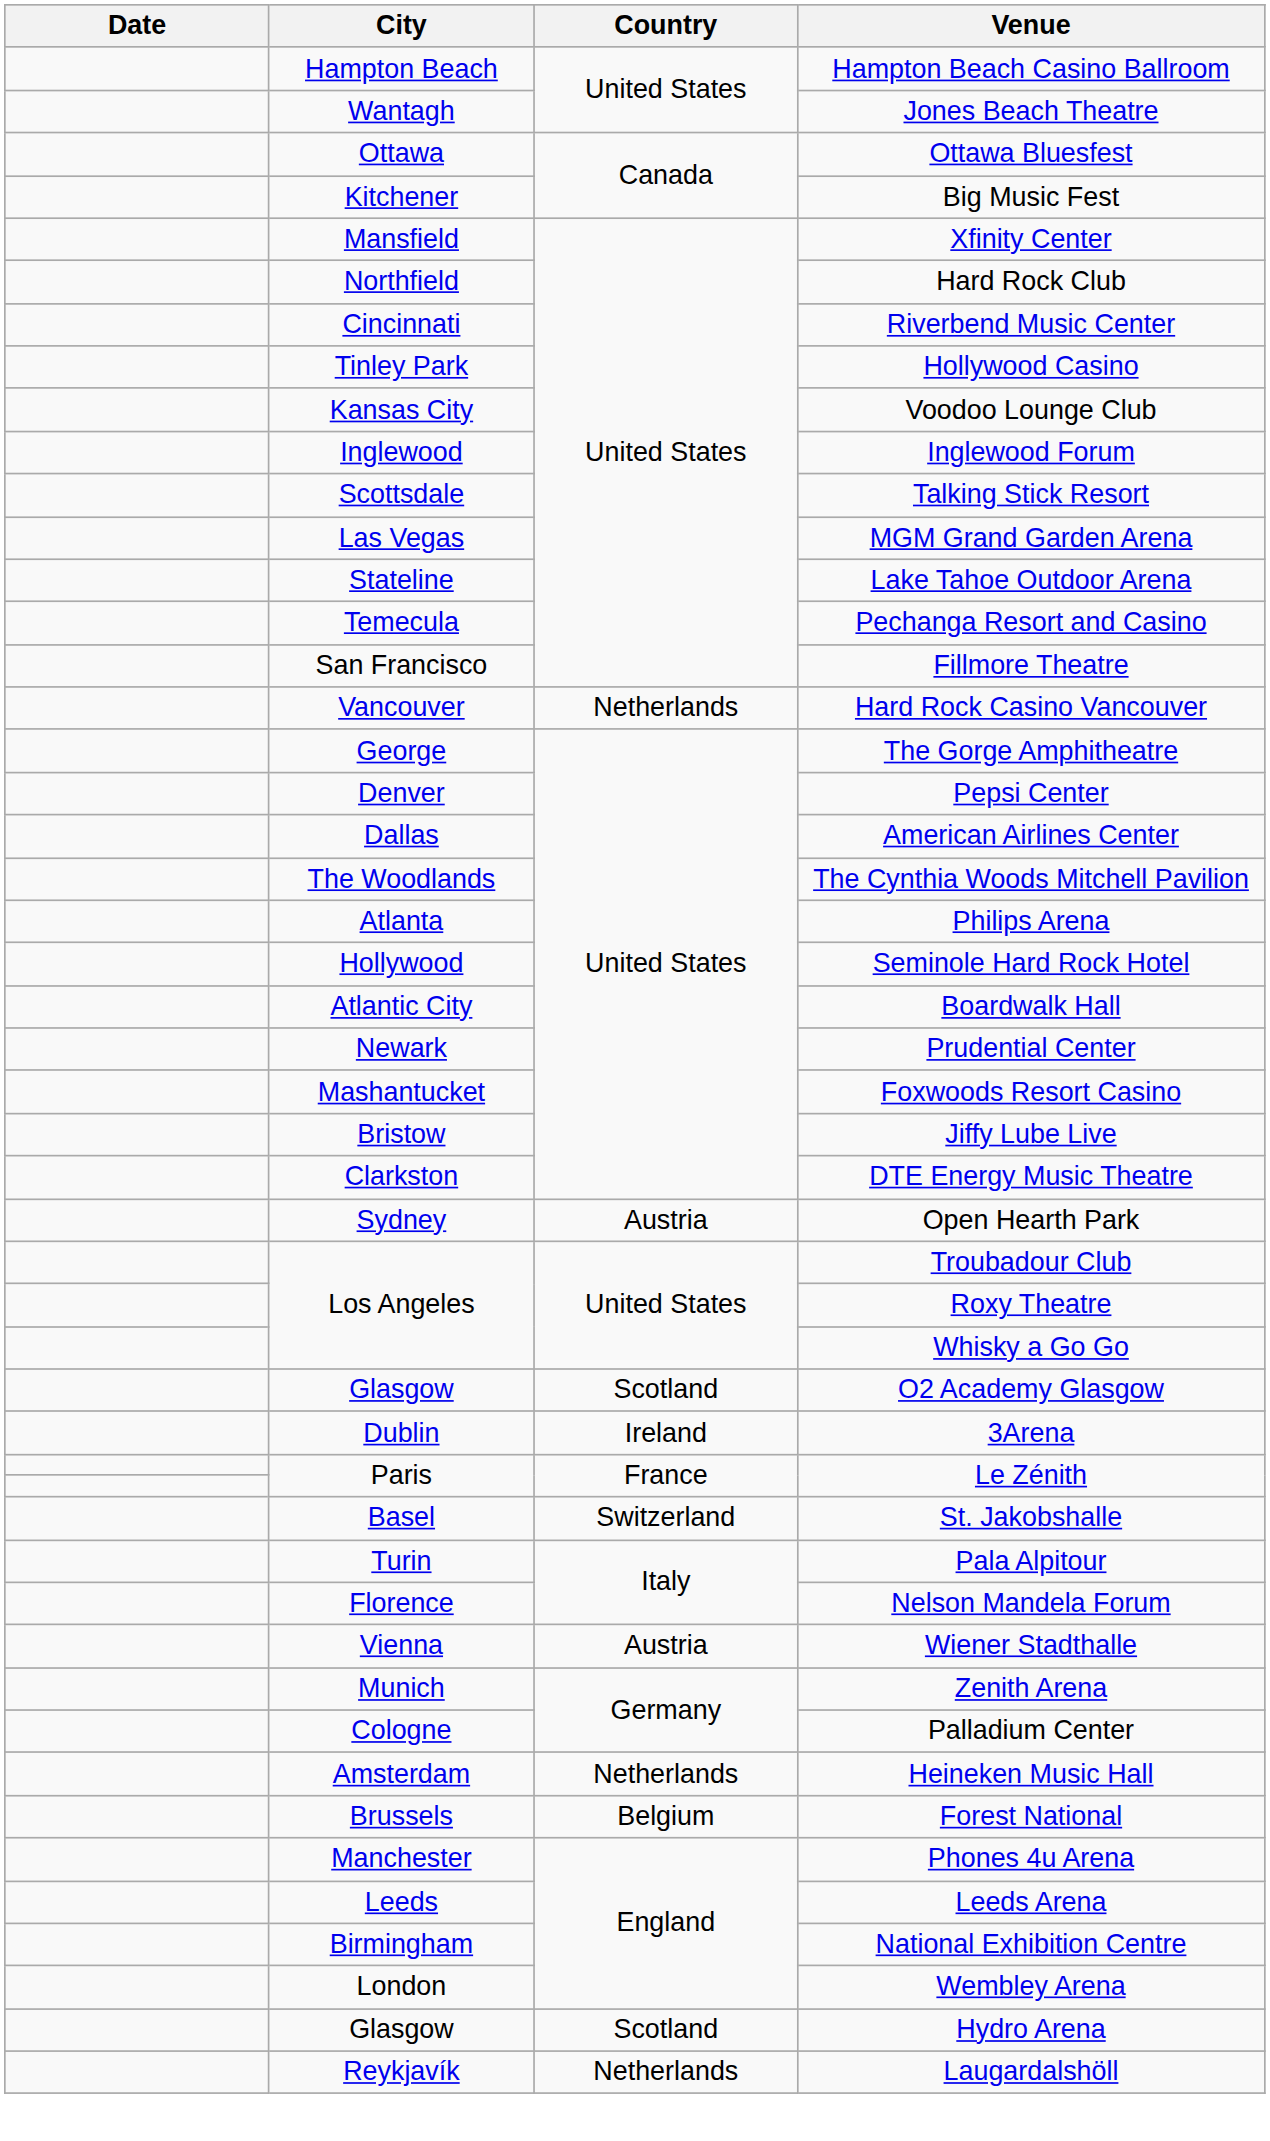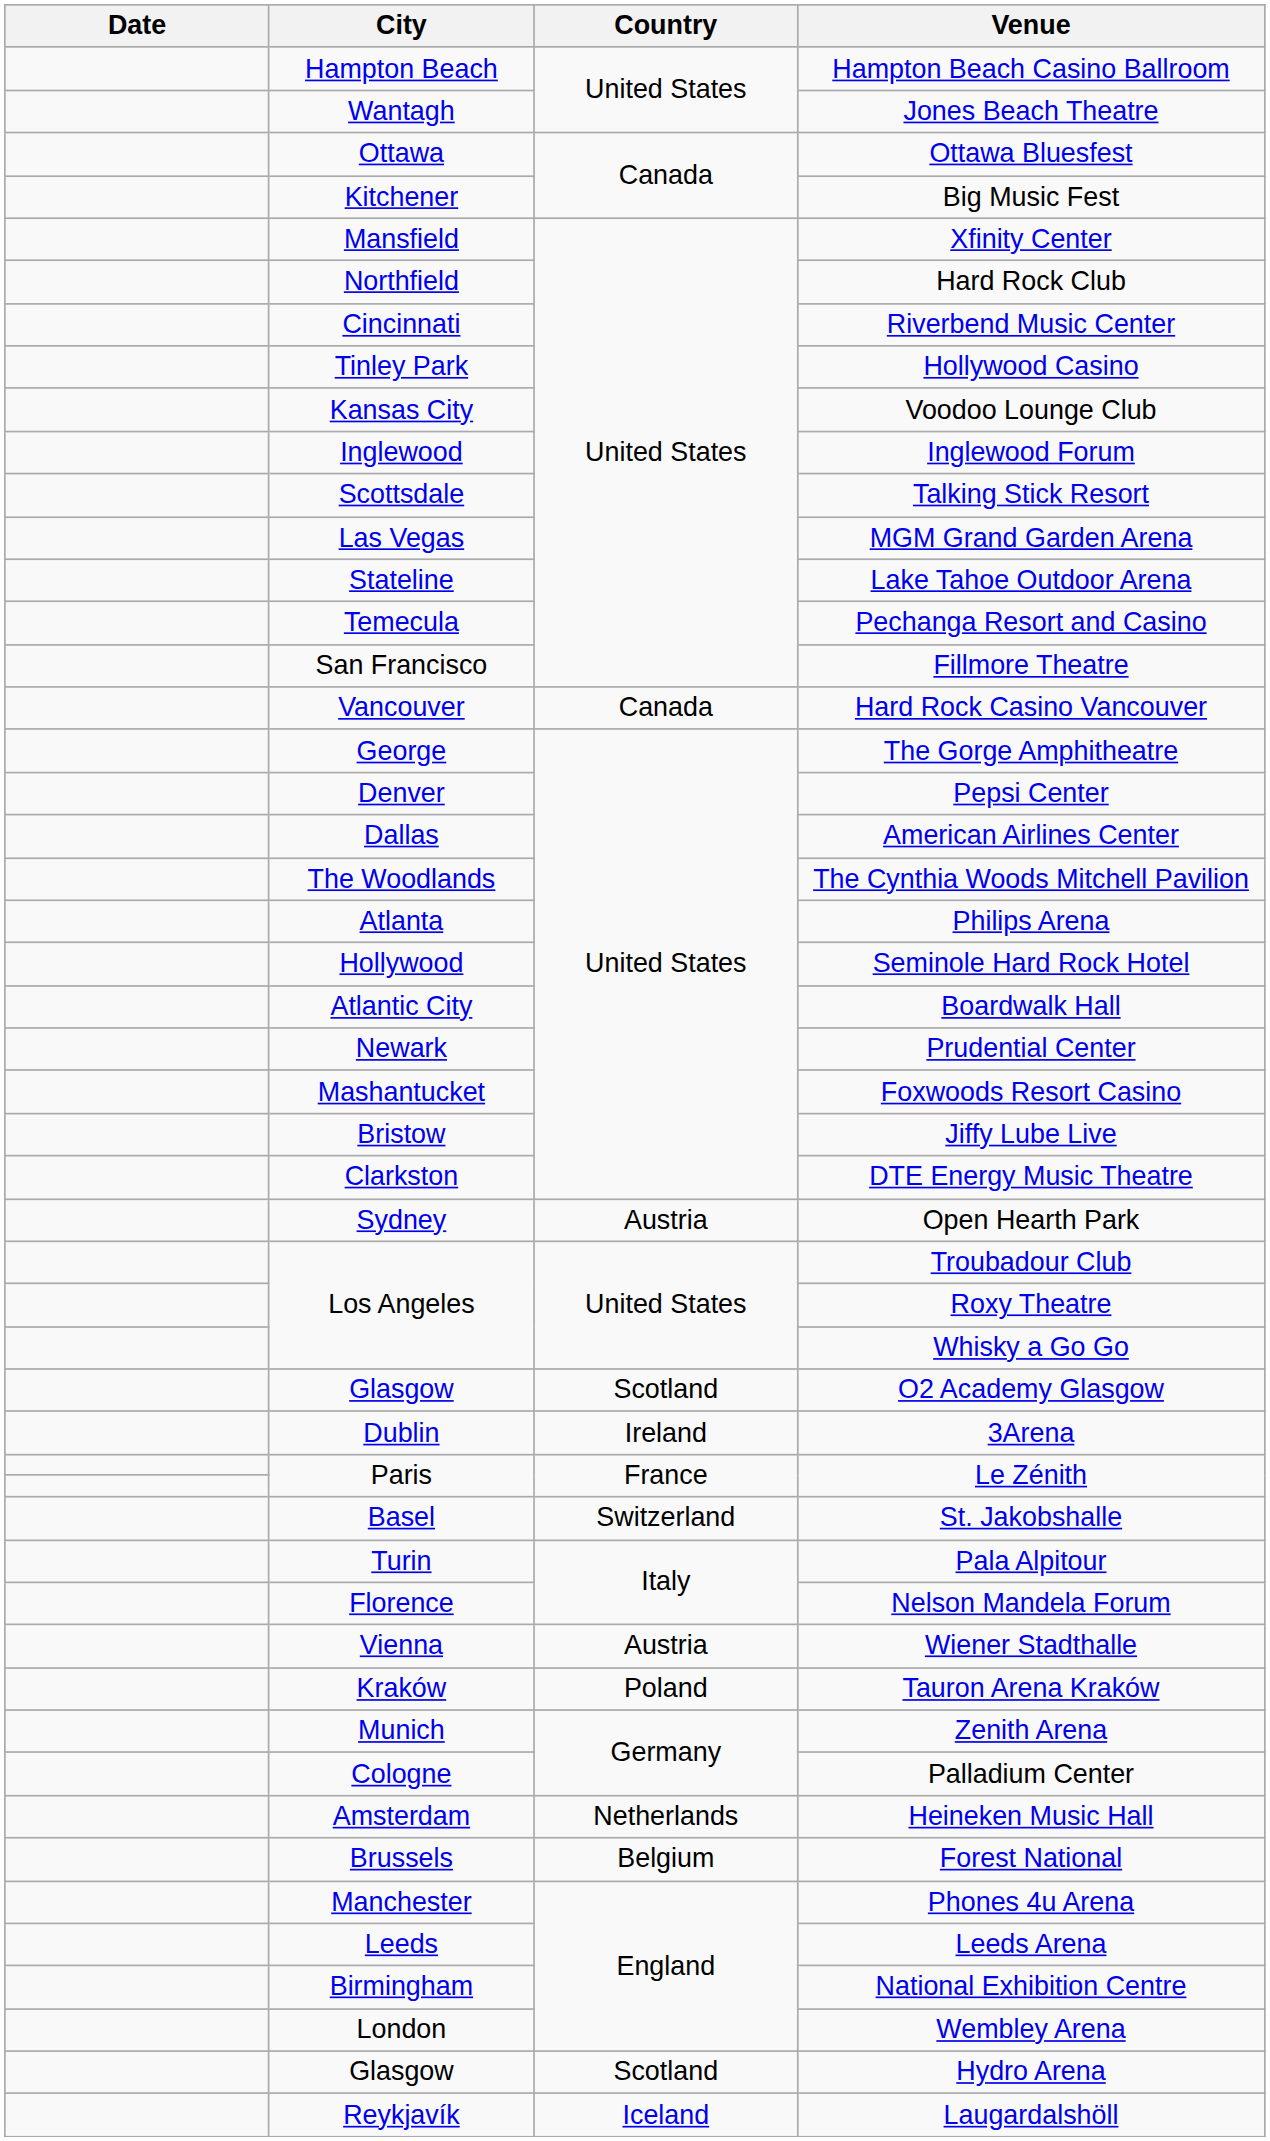(666, 707) Netherlands -> (666, 707) Canada
+ row: (401, 1688)
(666, 2072) Netherlands -> (666, 2114) Iceland
